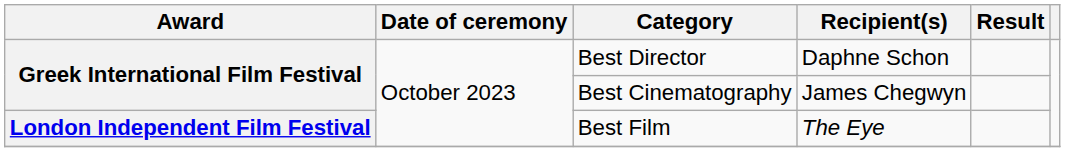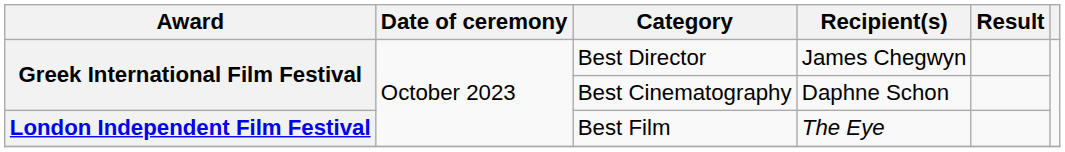(875, 57) Daphne Schon -> (884, 57) James Chegwyn
(884, 92) James Chegwyn -> (875, 92) Daphne Schon
